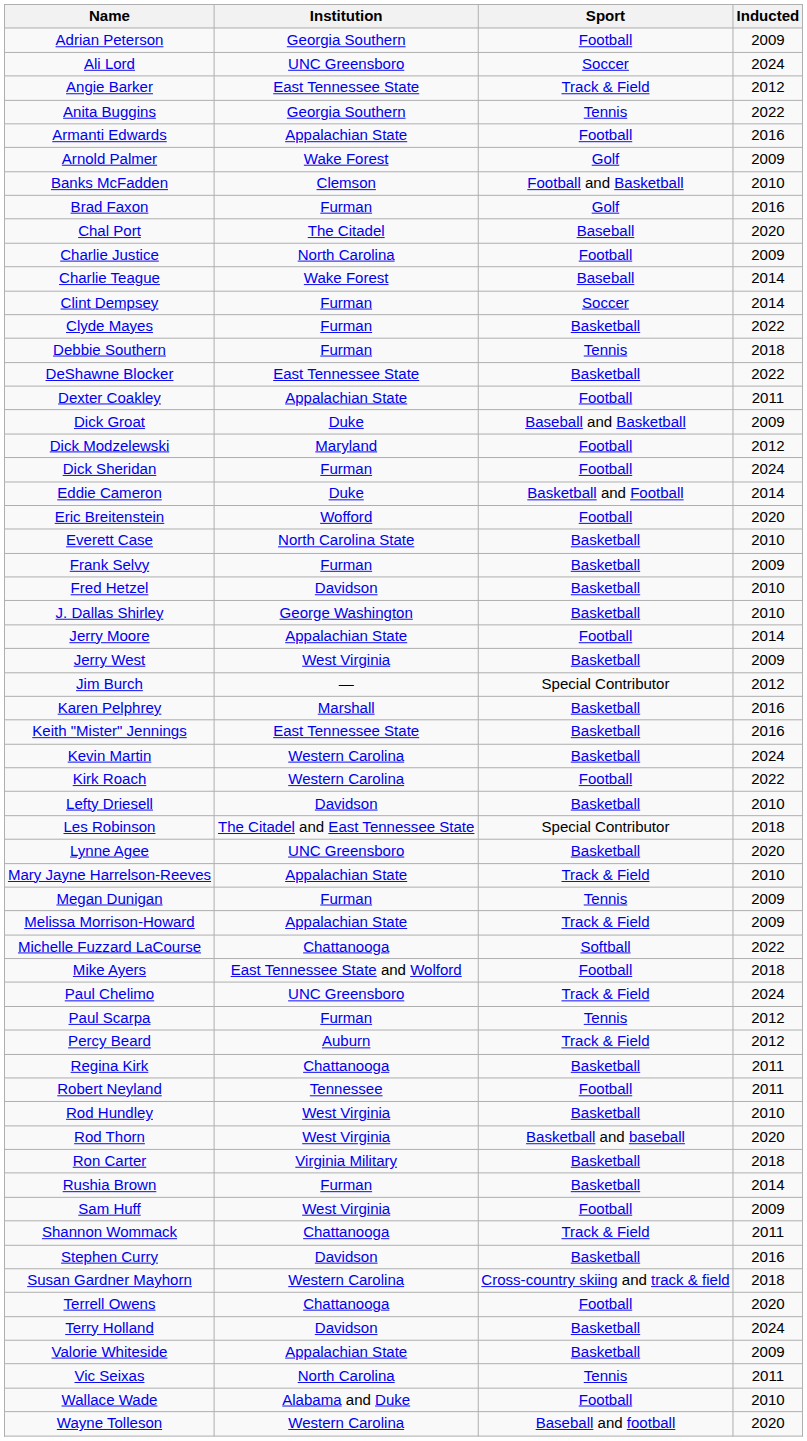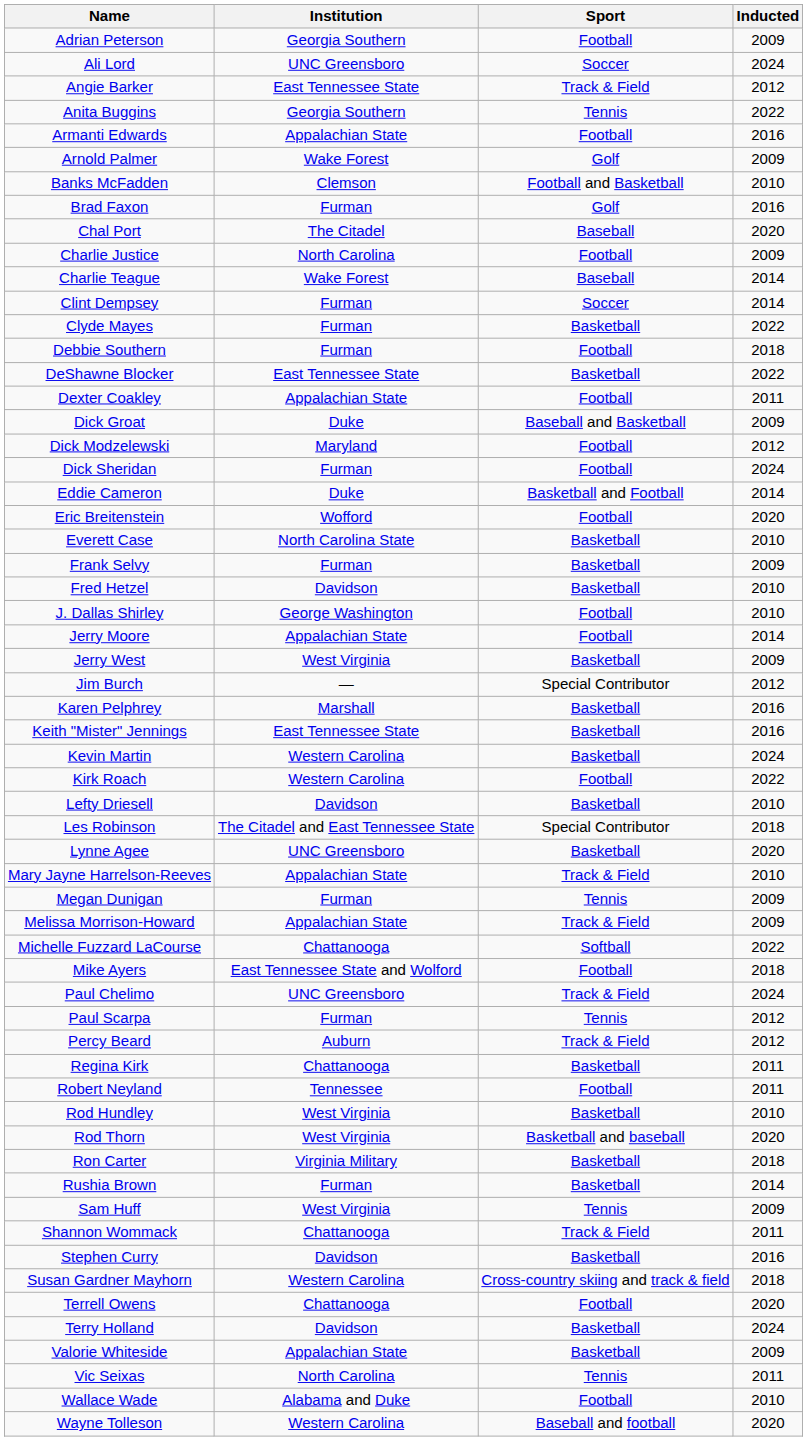(605, 350) Tennis -> (605, 350) Football
(605, 612) Basketball -> (605, 612) Football
(605, 1209) Football -> (605, 1209) Tennis
